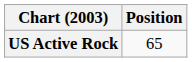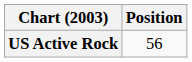(154, 43) 65 -> (154, 43) 56
